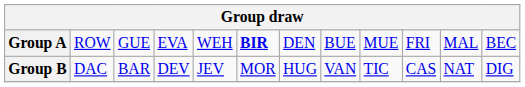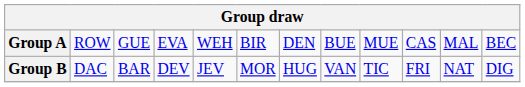(254, 42) bold -> (253, 42) normal
(418, 42) FRI -> (421, 42) CAS
(421, 68) CAS -> (418, 68) FRI
